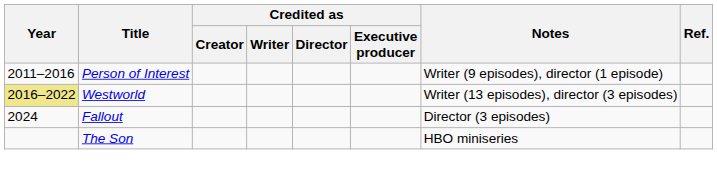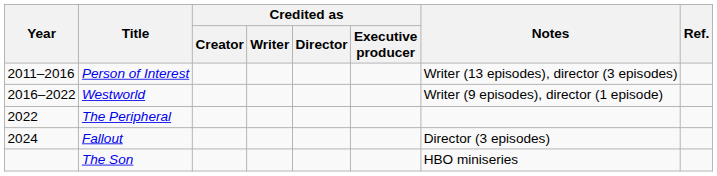(543, 73) Writer (9 episodes), director (1 episode) -> (551, 73) Writer (13 episodes), director (3 episodes)
(42, 95) khaki background -> (42, 95) no background
(551, 95) Writer (13 episodes), director (3 episodes) -> (543, 95) Writer (9 episodes), director (1 episode)
+ row: (127, 116)
